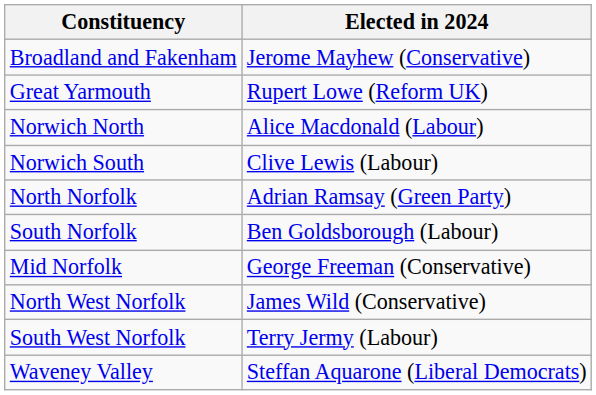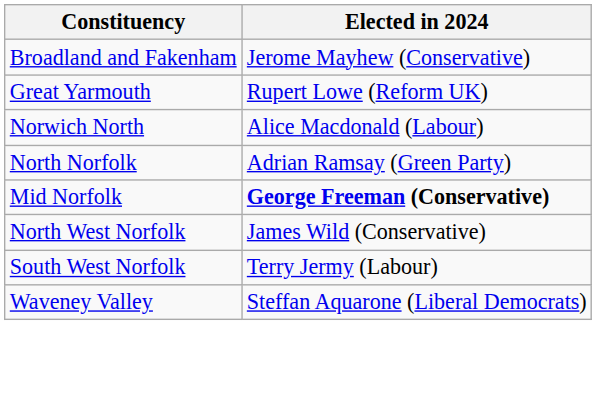- row: (77, 162)
- row: (73, 232)
(389, 267) normal -> (398, 197) bold
